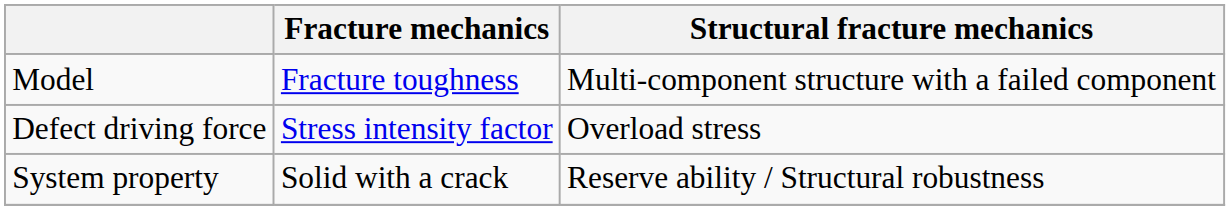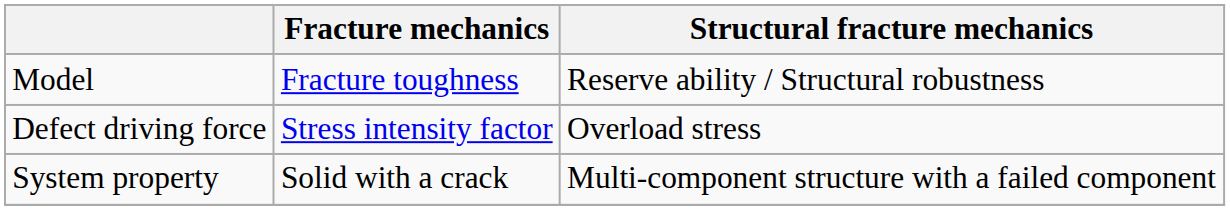(892, 79) Multi-component structure with a failed component -> (806, 79) Reserve ability / Structural robustness
(806, 178) Reserve ability / Structural robustness -> (892, 178) Multi-component structure with a failed component
